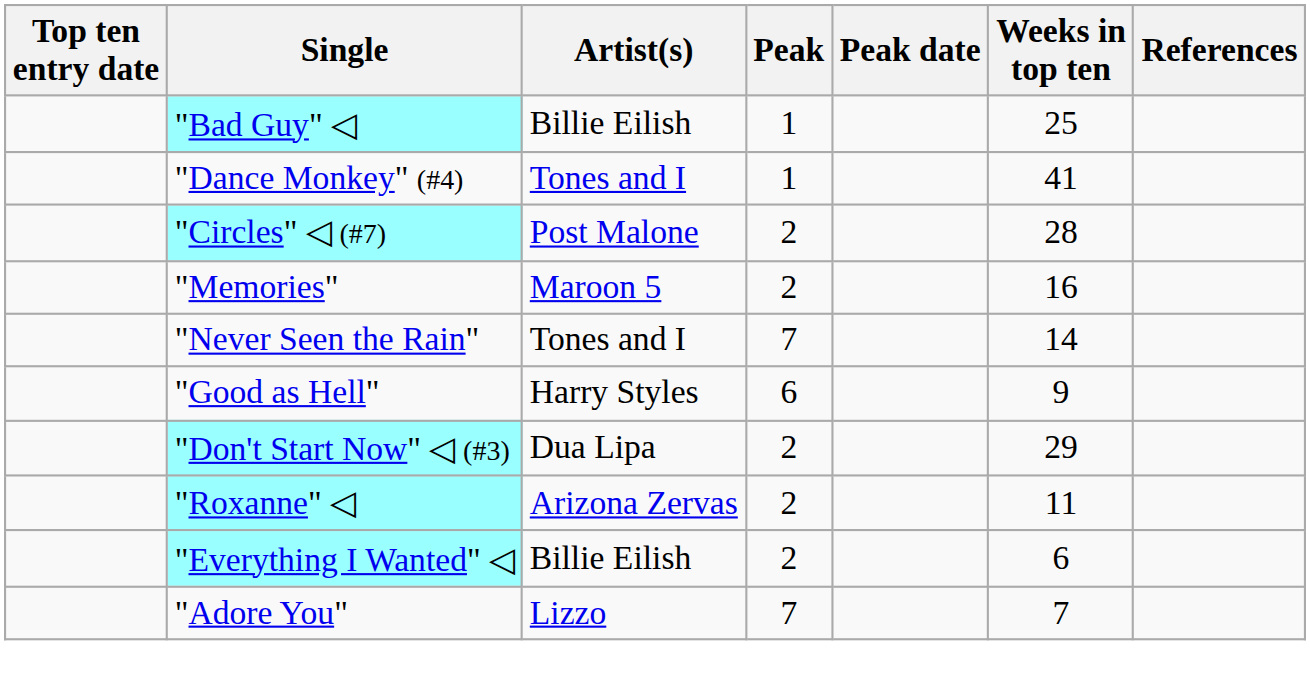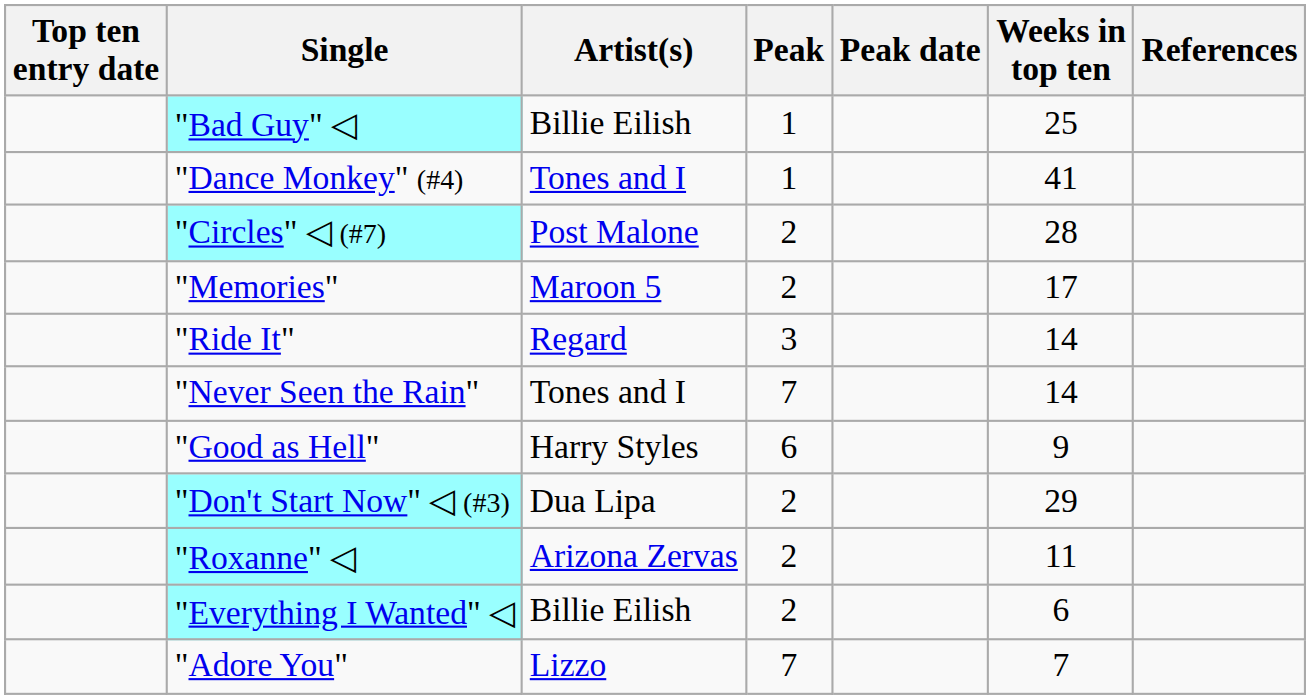(1061, 286) 16 -> (1061, 286) 17
+ row: (235, 339)
